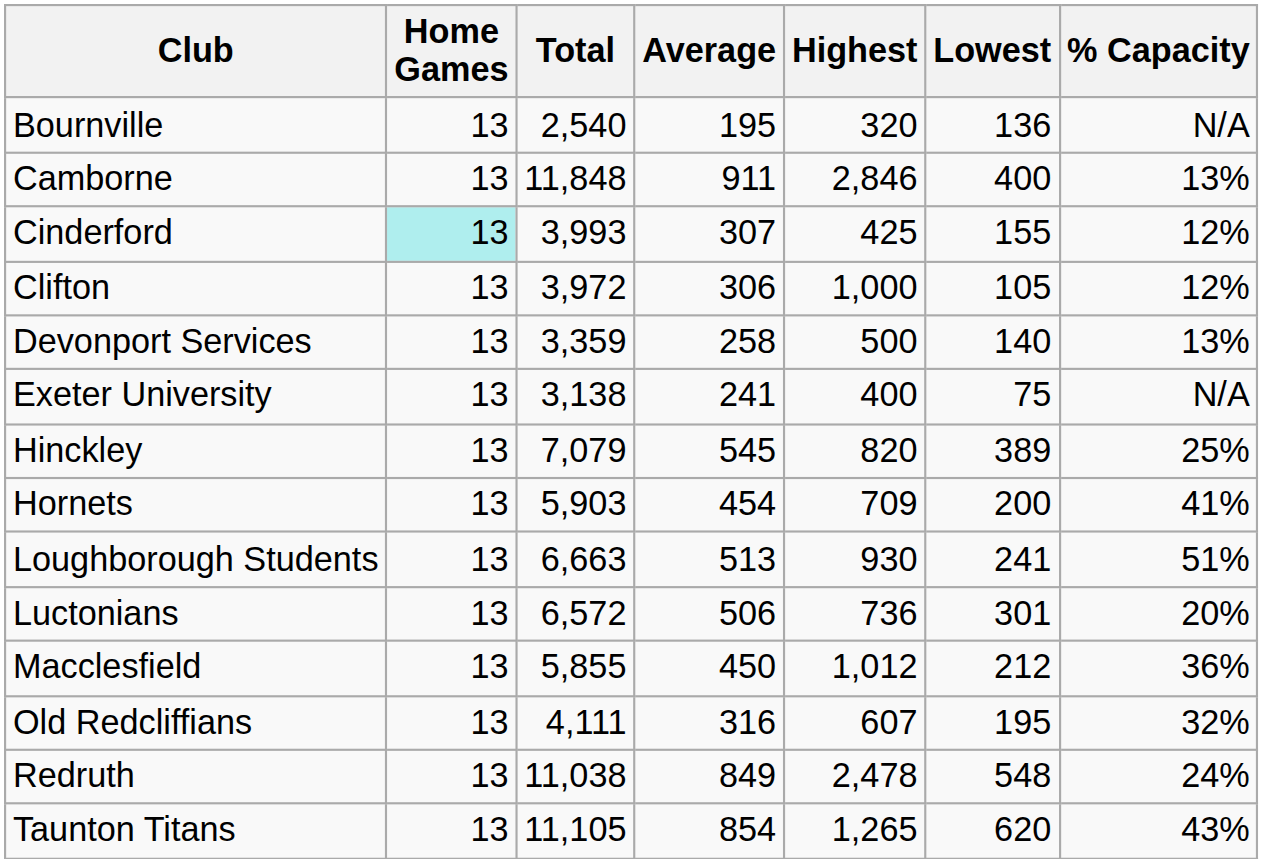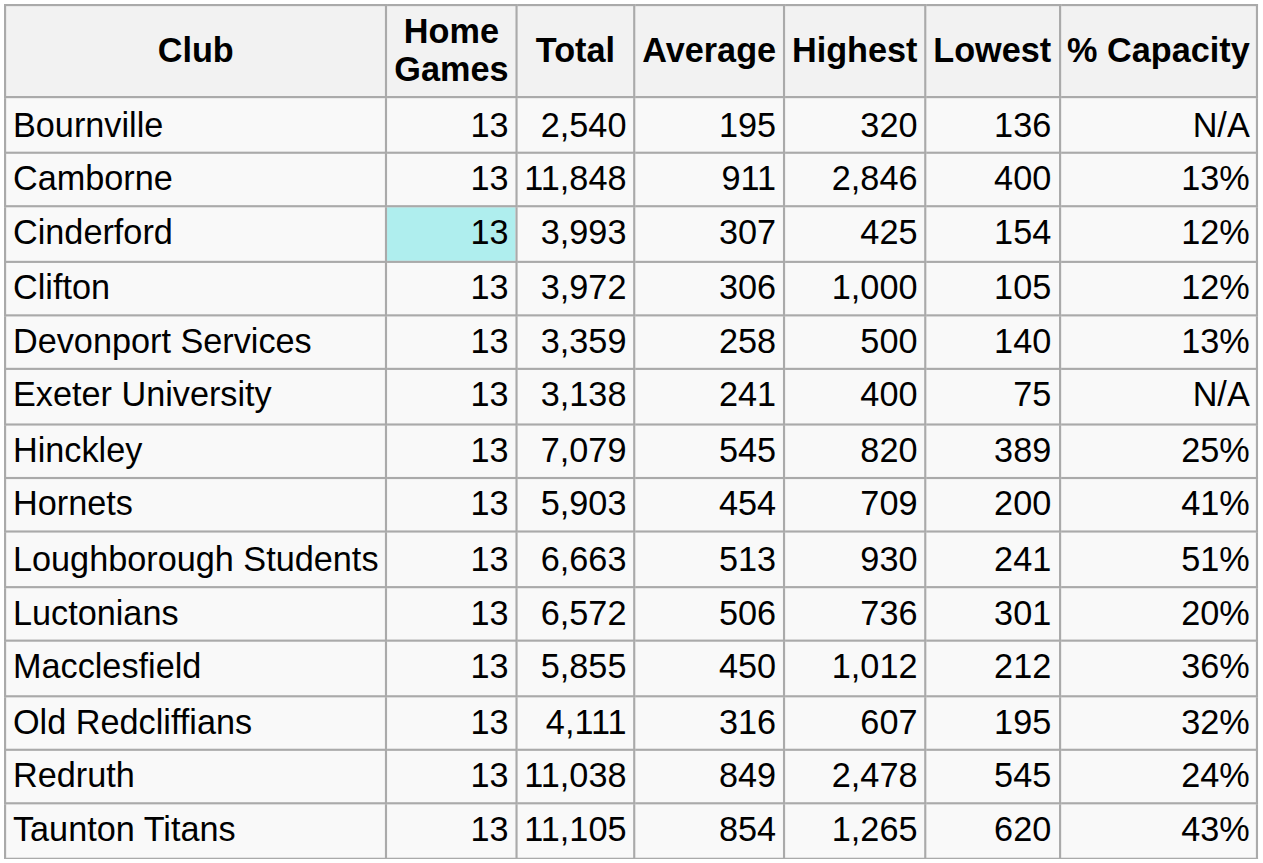(1023, 233) 155 -> (1023, 233) 154
(1023, 776) 548 -> (1023, 776) 545
